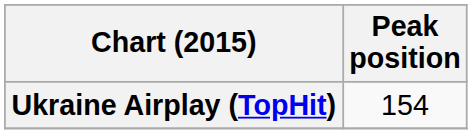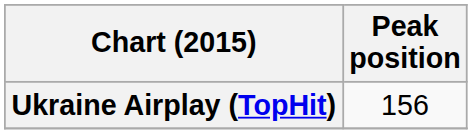(405, 104) 154 -> (405, 104) 156
